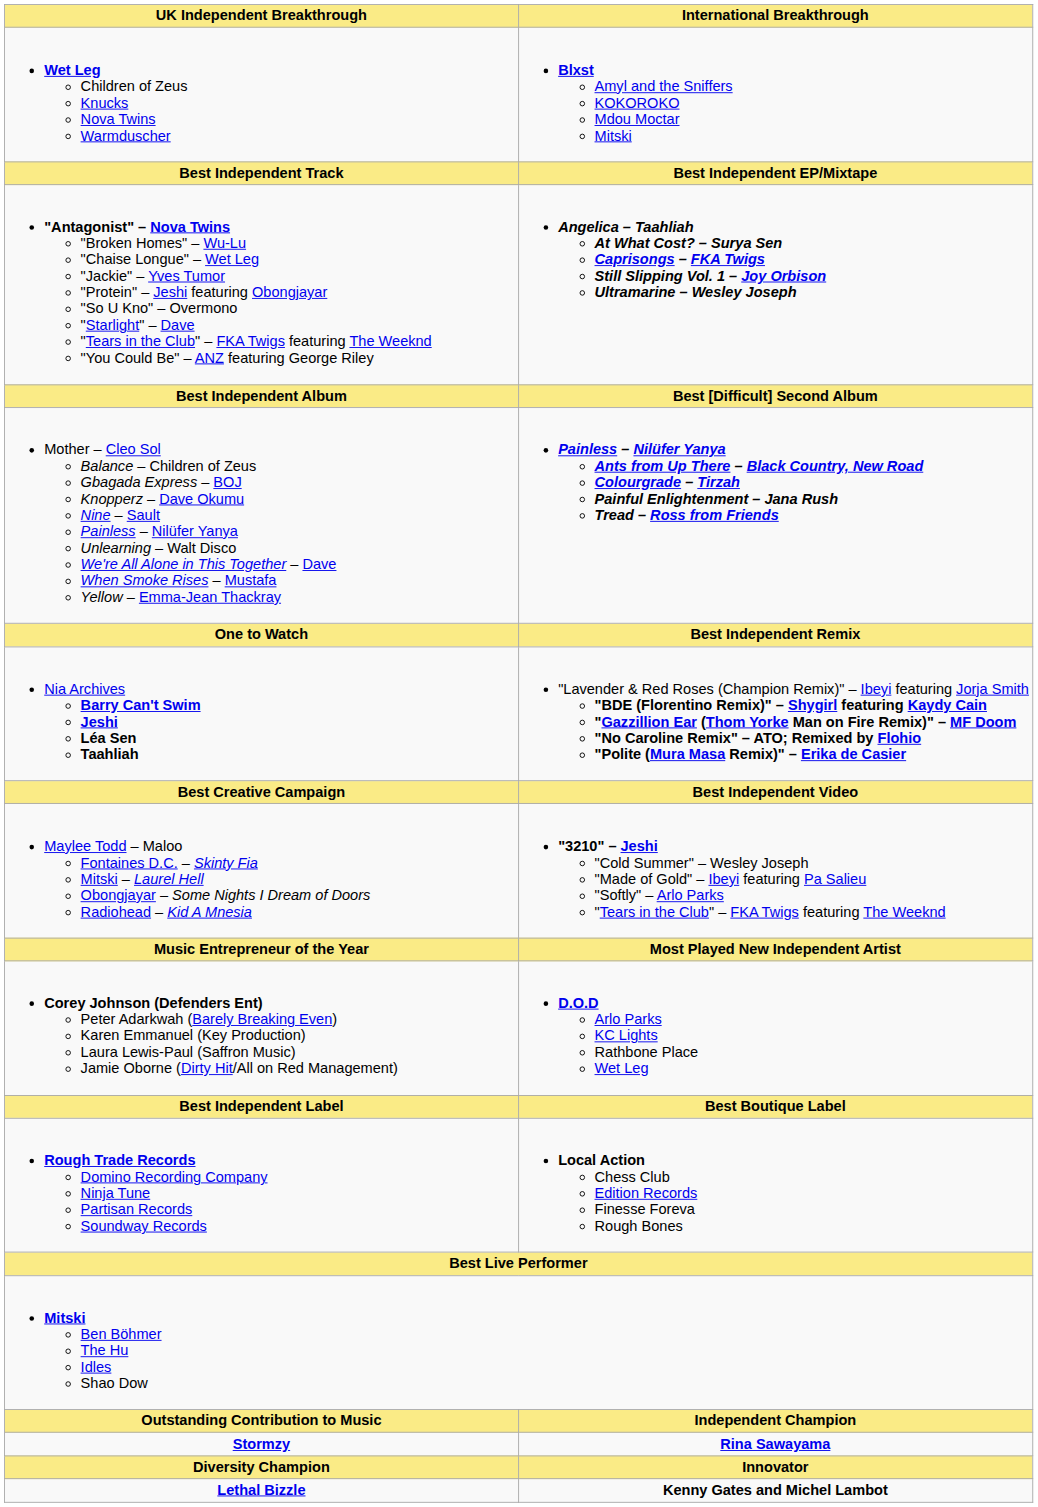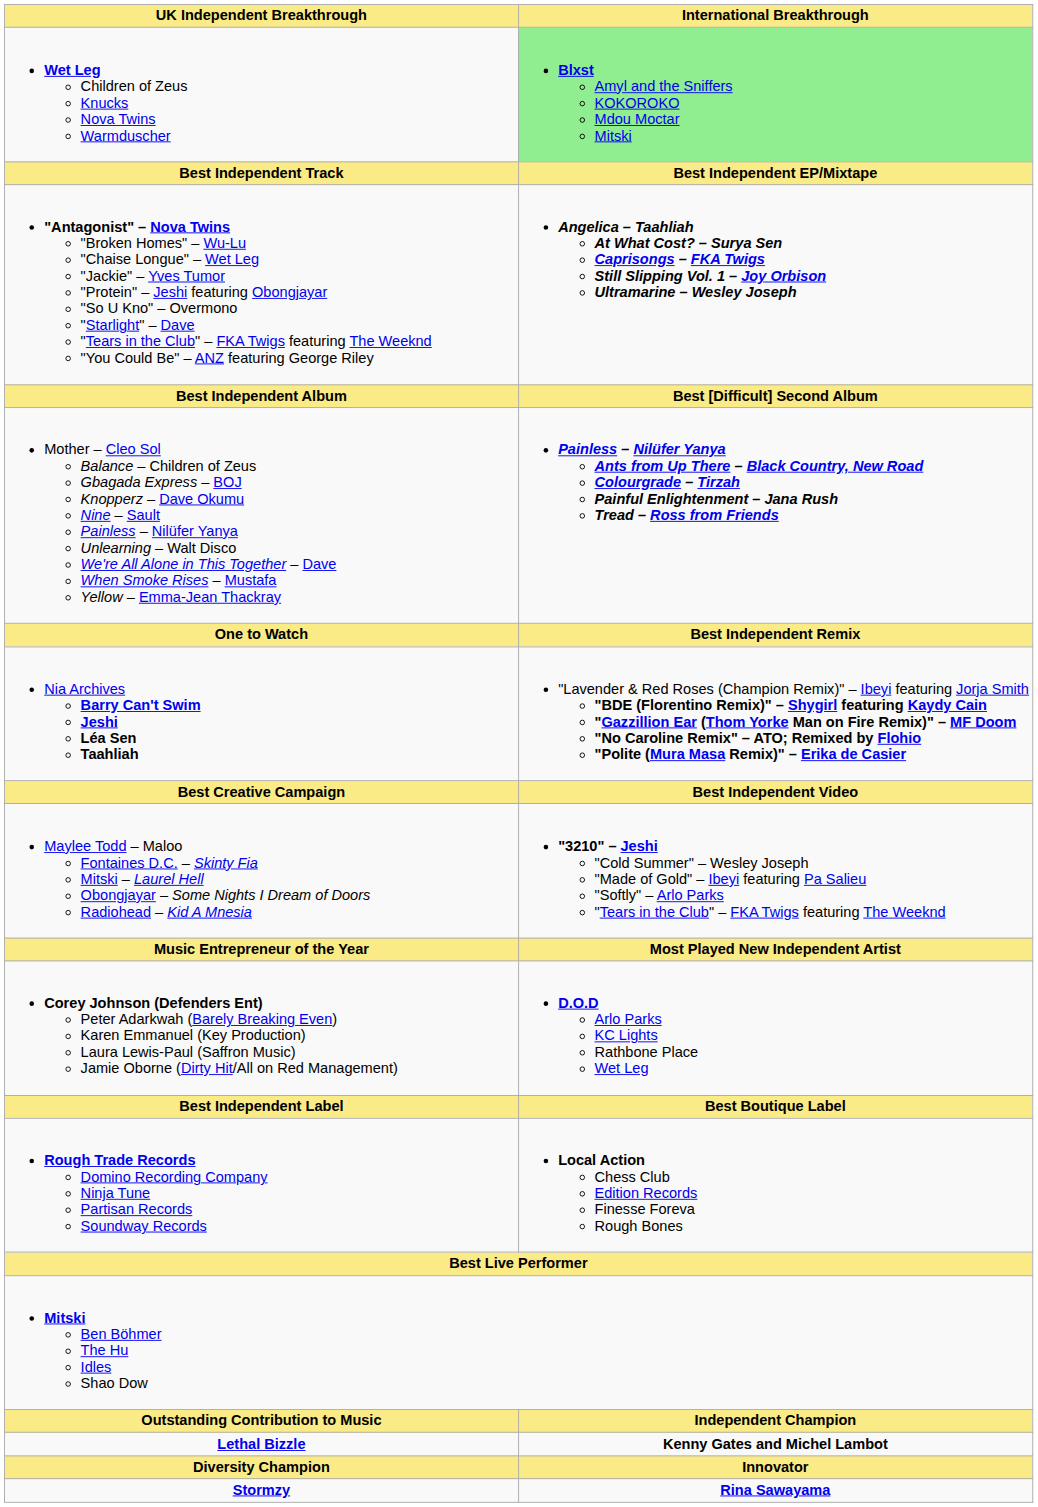(775, 103) no background -> (775, 103) lightgreen background
rows swapped: (261, 1490) <-> (261, 1444)
